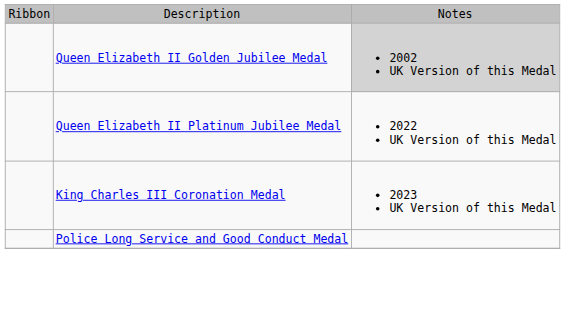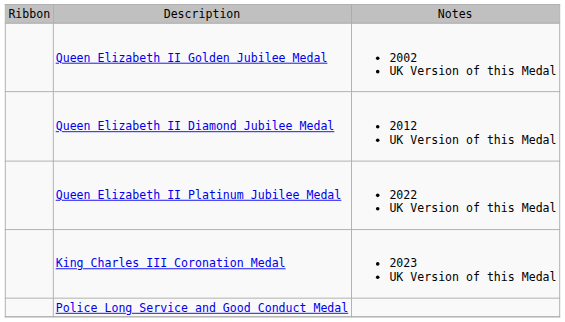(455, 64) lightgrey background -> (455, 64) no background
+ row: (195, 126)
